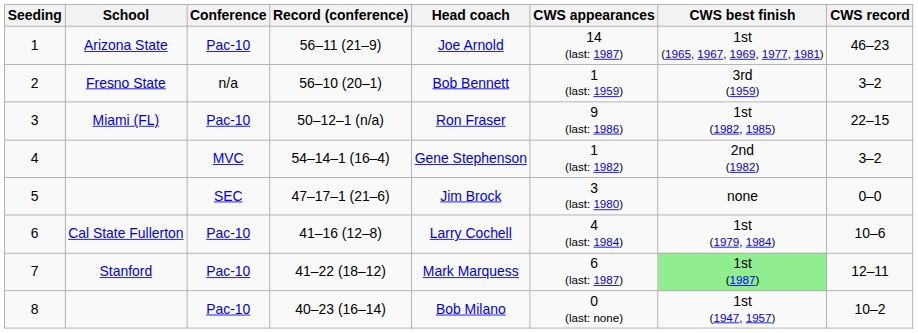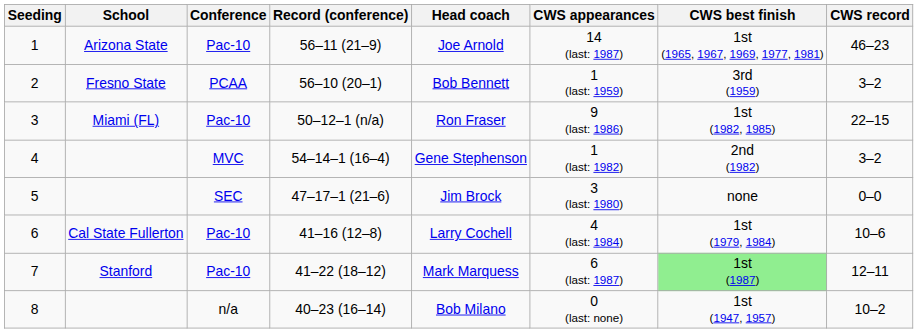(228, 83) n/a -> (228, 83) PCAA
(228, 309) Pac-10 -> (228, 309) n/a
